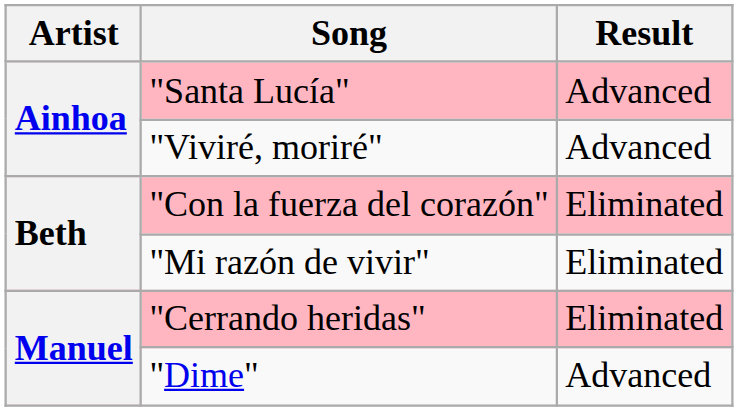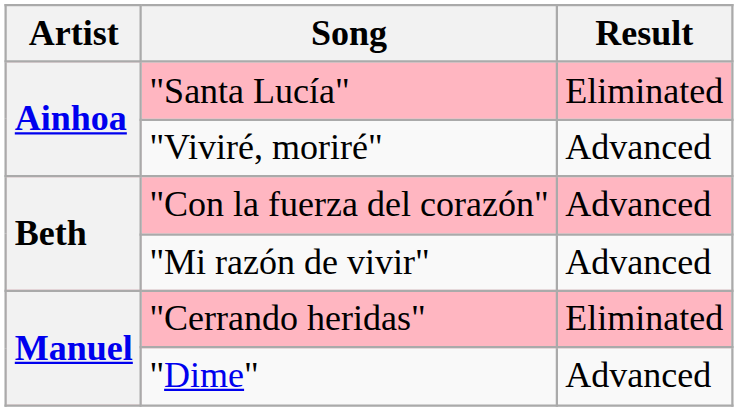(638, 90) Advanced -> (644, 90) Eliminated
(644, 204) Eliminated -> (638, 204) Advanced
(644, 261) Eliminated -> (638, 261) Advanced
